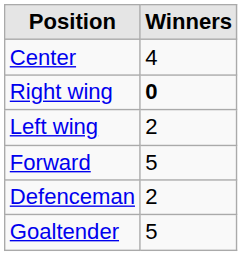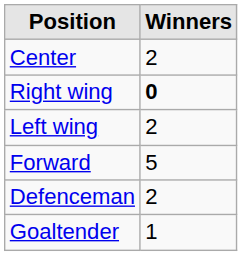(151, 57) 4 -> (151, 57) 2
(151, 232) 5 -> (151, 232) 1
